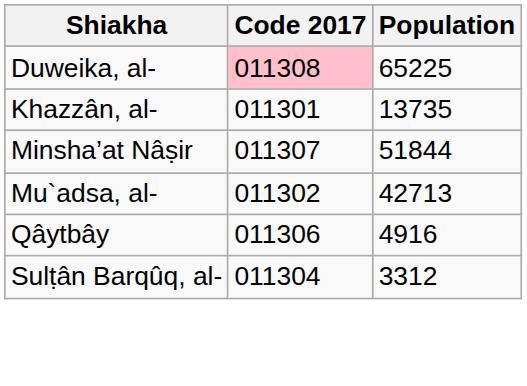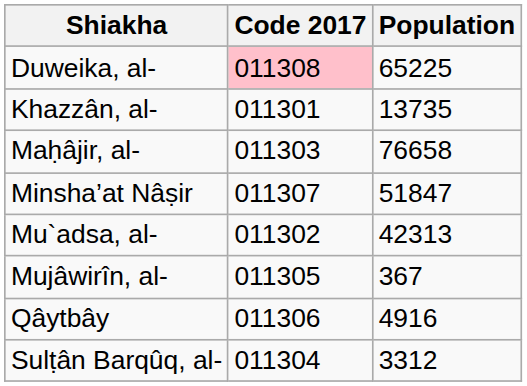+ row: (75, 151)
(415, 151) 51844 -> (415, 192) 51847
(415, 192) 42713 -> (415, 234) 42313
+ row: (89, 276)
